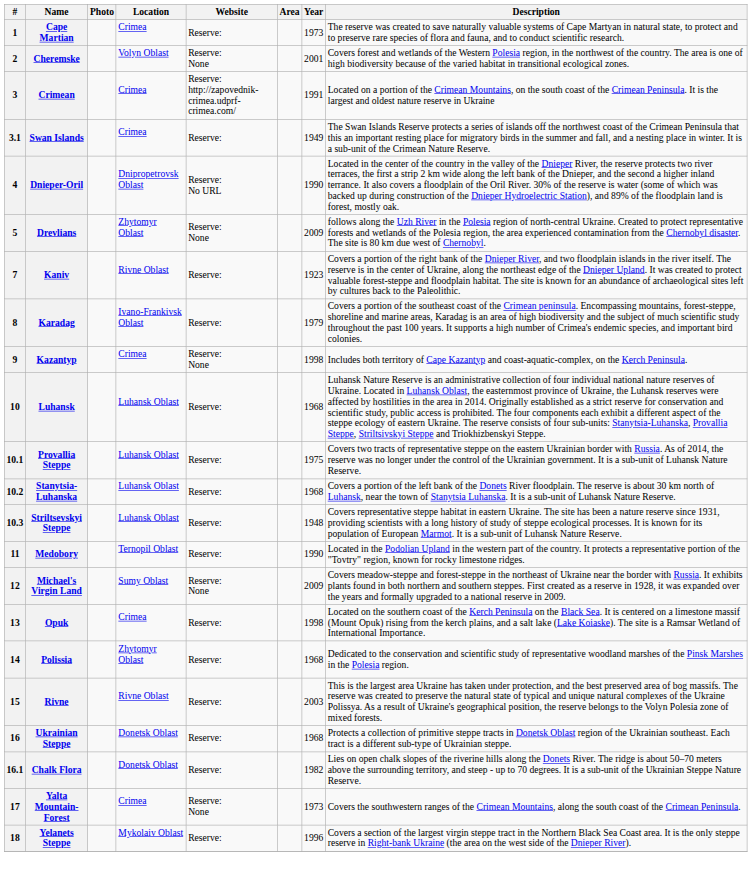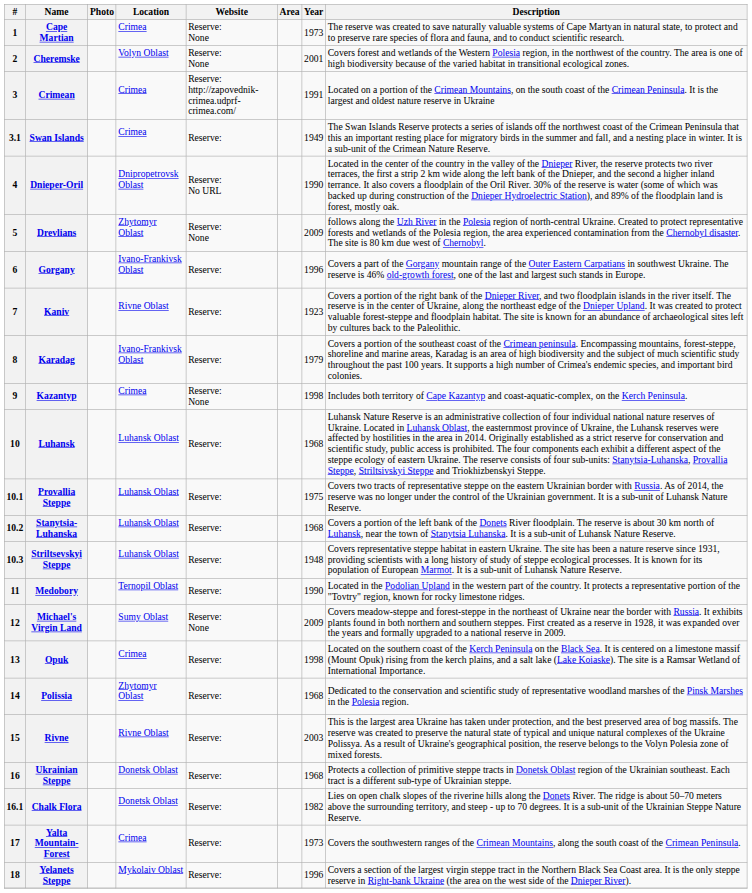(205, 32) Reserve: -> (205, 32) Reserve: None
+ row: (57, 269)
(205, 807) Reserve: None -> (205, 843) Reserve:
